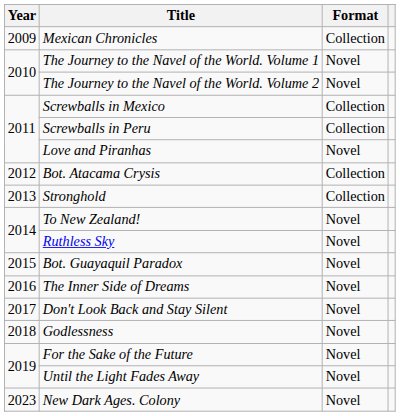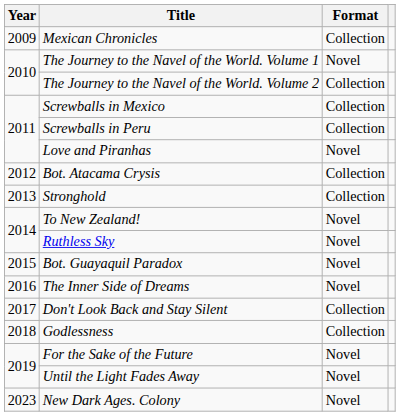(343, 83) Novel -> (355, 83) Collection
(343, 309) Novel -> (355, 309) Collection
(343, 331) Novel -> (355, 331) Collection
